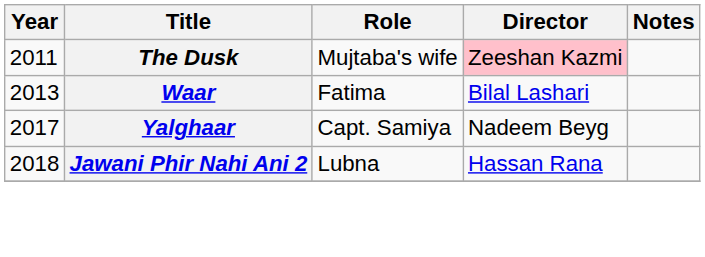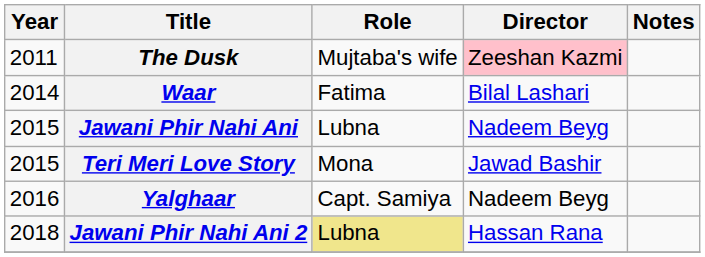(35, 92) 2013 -> (35, 92) 2014
+ row: (188, 127)
+ row: (188, 163)
(35, 127) 2017 -> (35, 198) 2016
(348, 163) no background -> (348, 233) khaki background
